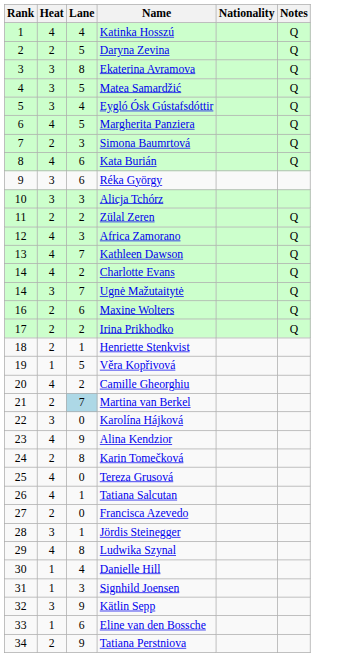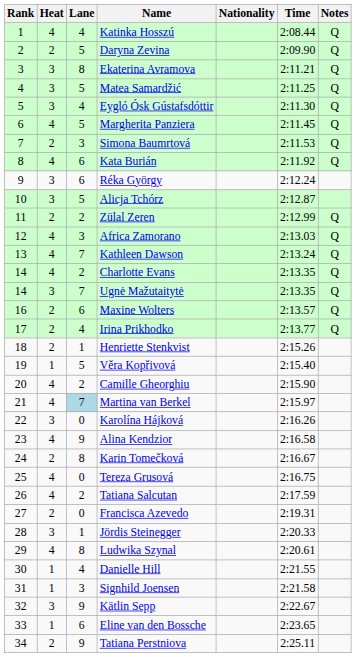+ column: (298, 13)
(82, 198) 3 -> (82, 198) 5
(82, 328) 2 -> (82, 328) 4
(52, 402) 2 -> (52, 402) 4
(82, 495) 1 -> (82, 495) 2
